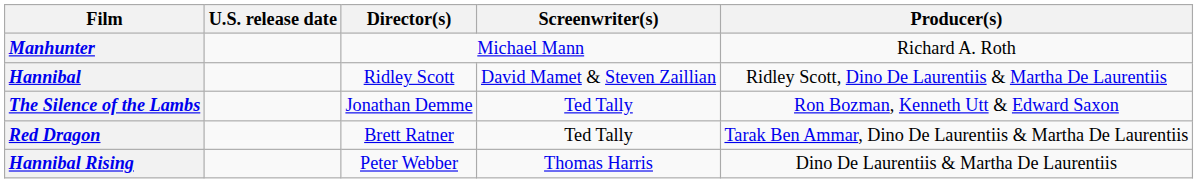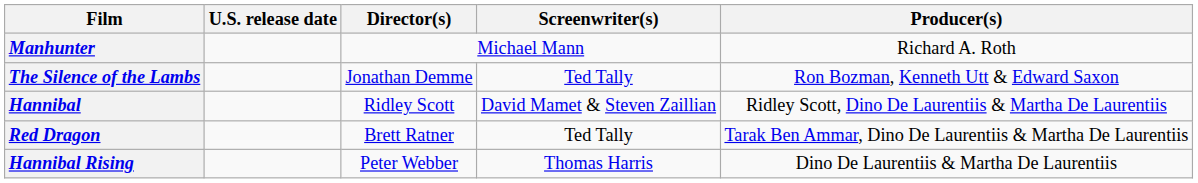rows swapped: (105, 105) <-> (45, 76)
